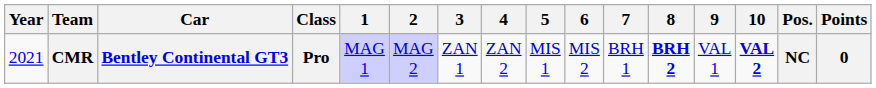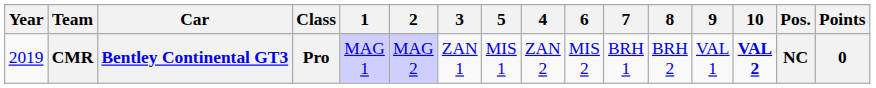columns swapped: (504, 19) <-> (545, 19)
(26, 58) 2021 -> (26, 58) 2019
(671, 58) bold -> (670, 58) normal
